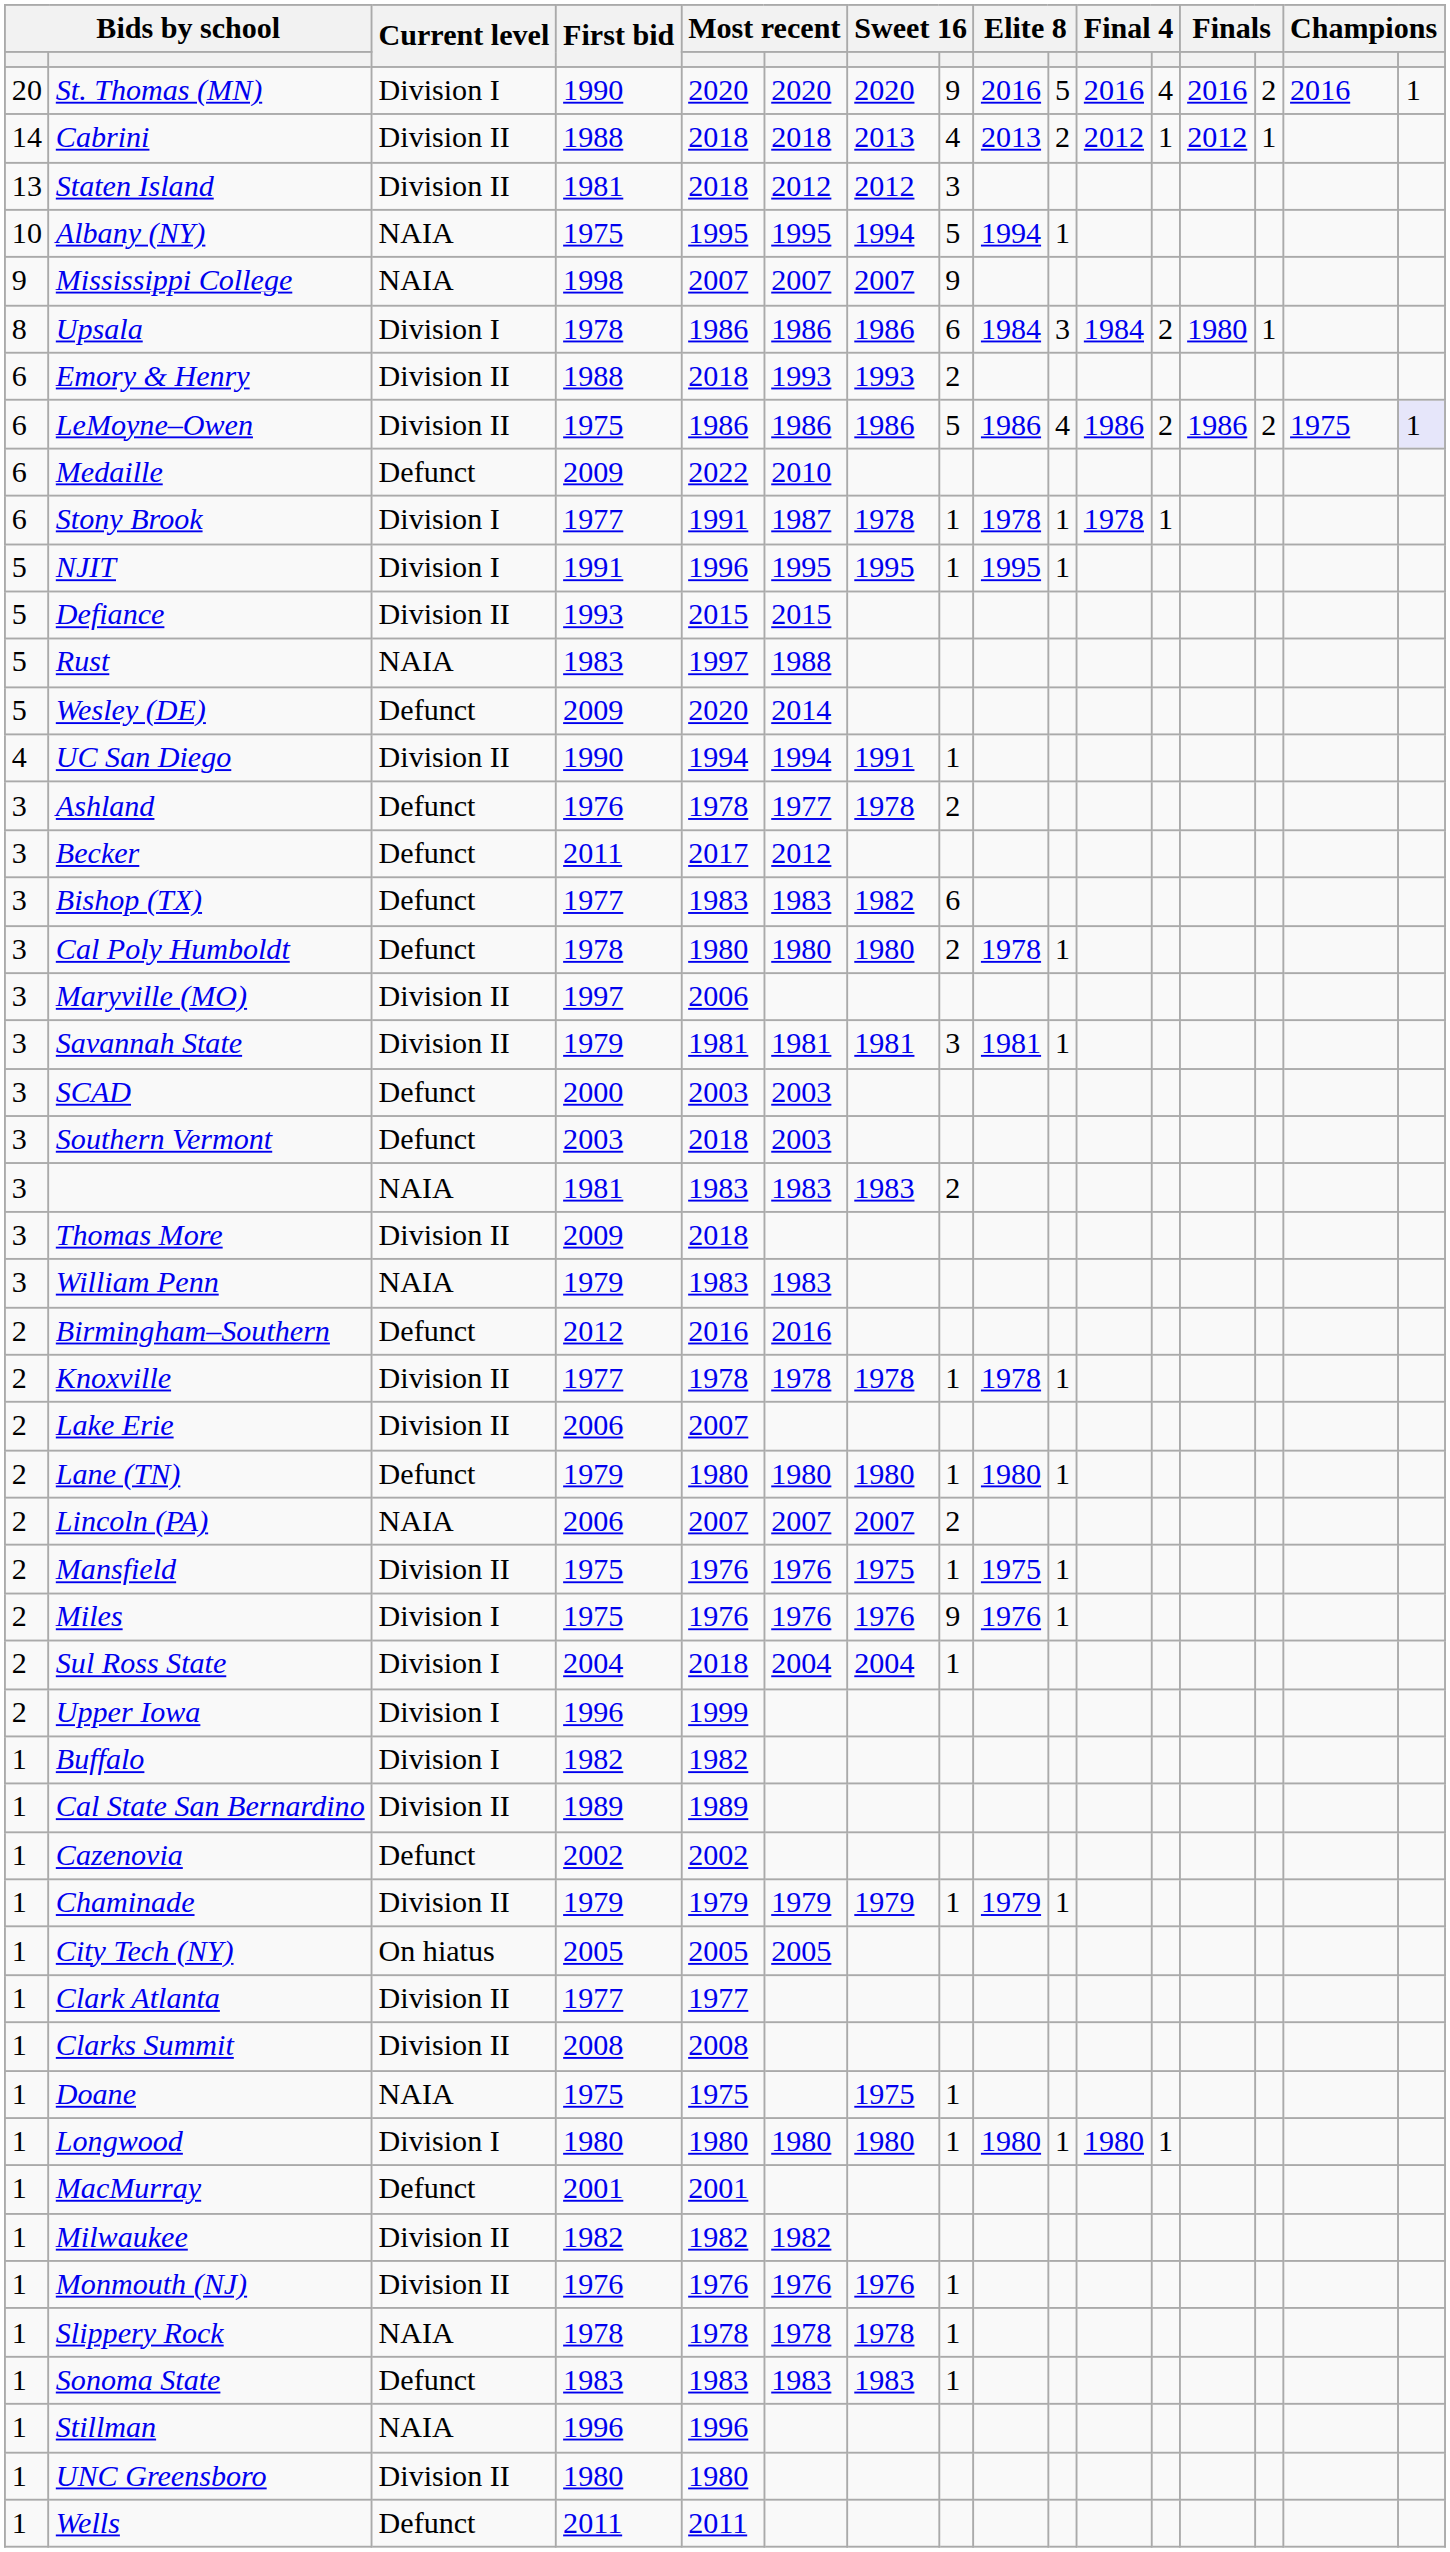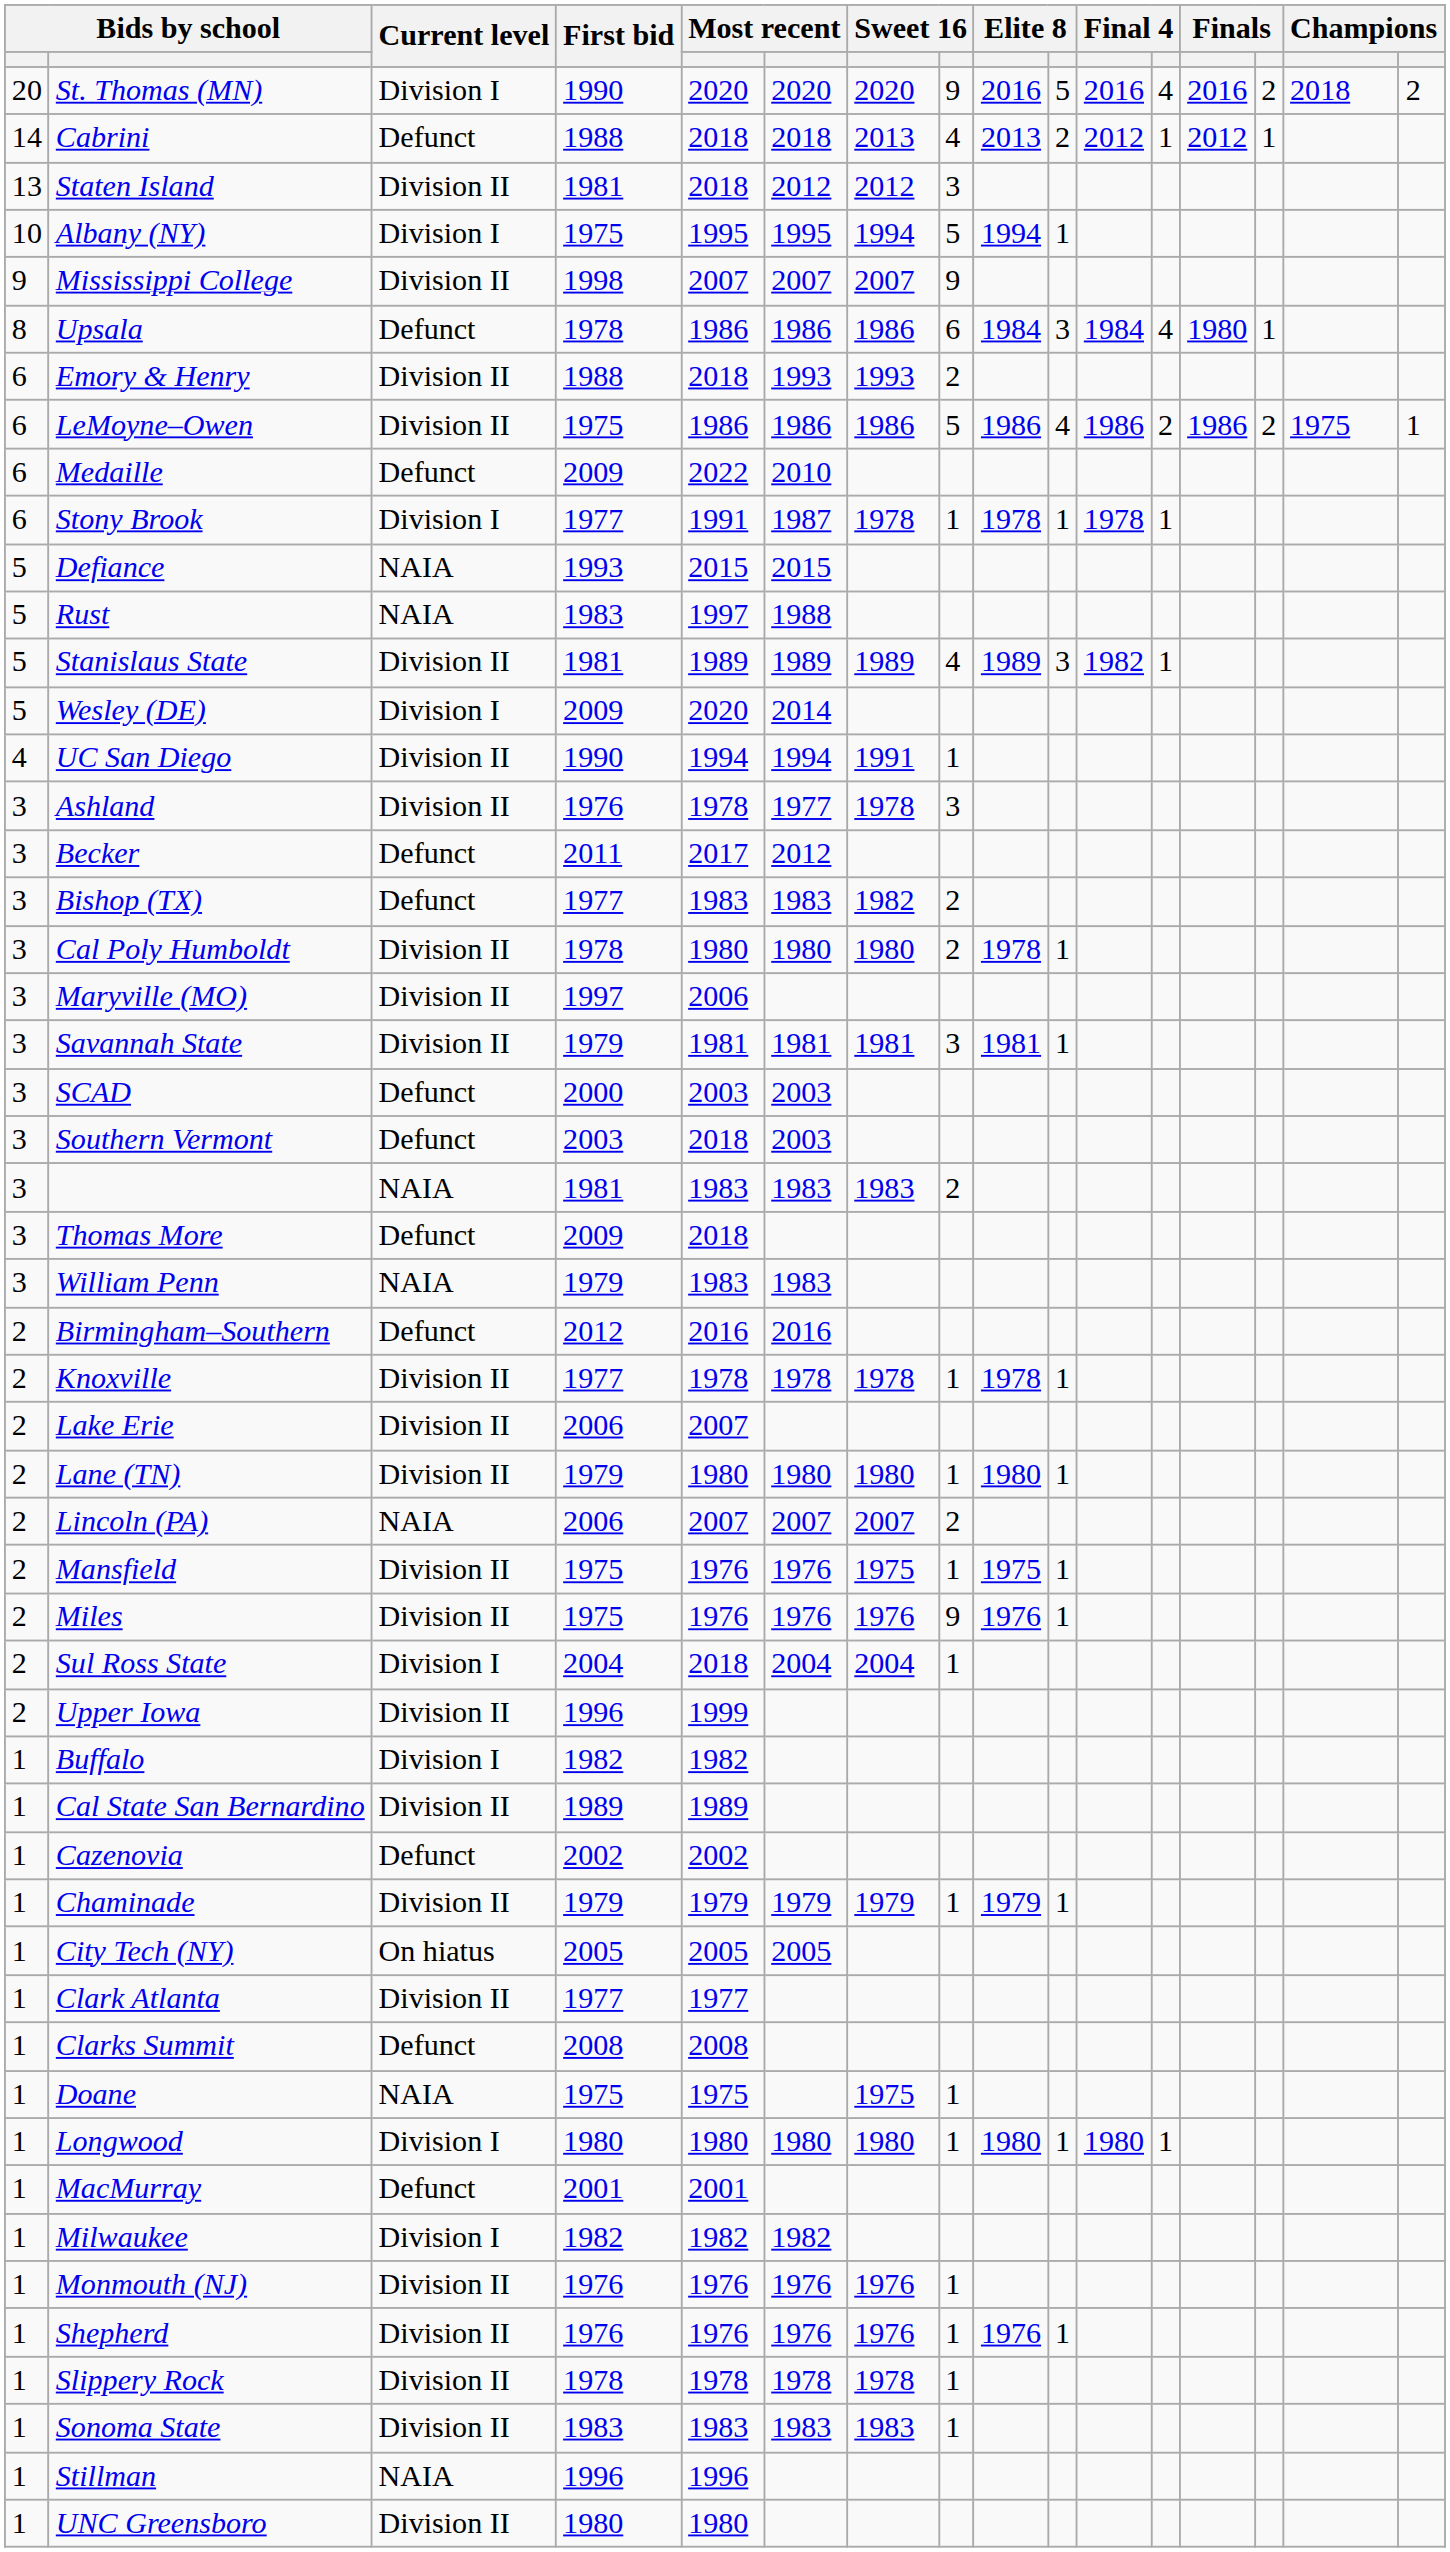(1320, 89) 2016 -> (1320, 89) 2018
(1413, 89) 1 -> (1413, 89) 2
(444, 137) Division II -> (427, 137) Defunct
(416, 233) NAIA -> (439, 233) Division I
(416, 280) NAIA -> (444, 280) Division II
(439, 328) Division I -> (427, 328) Defunct
(1166, 328) 2 -> (1166, 328) 4
(1413, 423) lavender background -> (1413, 423) no background
- row: (86, 566)
(444, 614) Division II -> (416, 566) NAIA
+ row: (151, 662)
(427, 710) Defunct -> (439, 710) Division I
(427, 805) Defunct -> (444, 805) Division II
(953, 805) 2 -> (953, 805) 3
(953, 900) 6 -> (953, 900) 2
(427, 948) Defunct -> (444, 948) Division II
(444, 1234) Division II -> (427, 1234) Defunct
(427, 1473) Defunct -> (444, 1473) Division II
(439, 1616) Division I -> (444, 1616) Division II
(439, 1711) Division I -> (444, 1711) Division II
(444, 2045) Division II -> (427, 2045) Defunct
(444, 2236) Division II -> (439, 2236) Division I
+ row: (112, 2332)
(416, 2332) NAIA -> (444, 2379) Division II
(427, 2379) Defunct -> (444, 2427) Division II
- row: (88, 2522)
